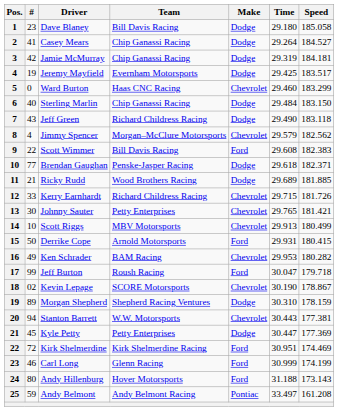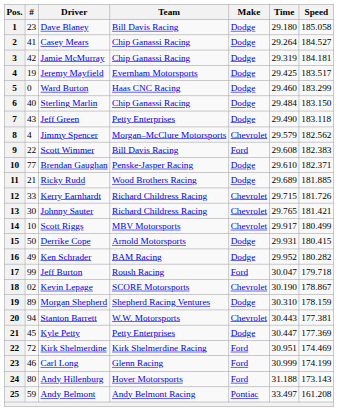(249, 88) Chevrolet -> (243, 88) Dodge
(160, 119) Richard Childress Racing -> (144, 119) Petty Enterprises
(284, 165) 29.618 -> (284, 165) 29.610
(144, 211) Petty Enterprises -> (160, 211) Richard Childress Racing
(284, 226) 29.913 -> (284, 226) 29.917
(239, 241) Ford -> (243, 241) Dodge
(249, 256) Chevrolet -> (243, 256) Dodge
(284, 256) 29.953 -> (284, 256) 29.952
